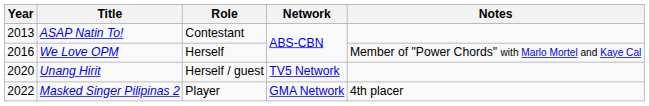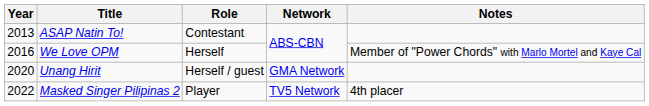(304, 71) TV5 Network -> (307, 71) GMA Network
(307, 91) GMA Network -> (304, 91) TV5 Network
